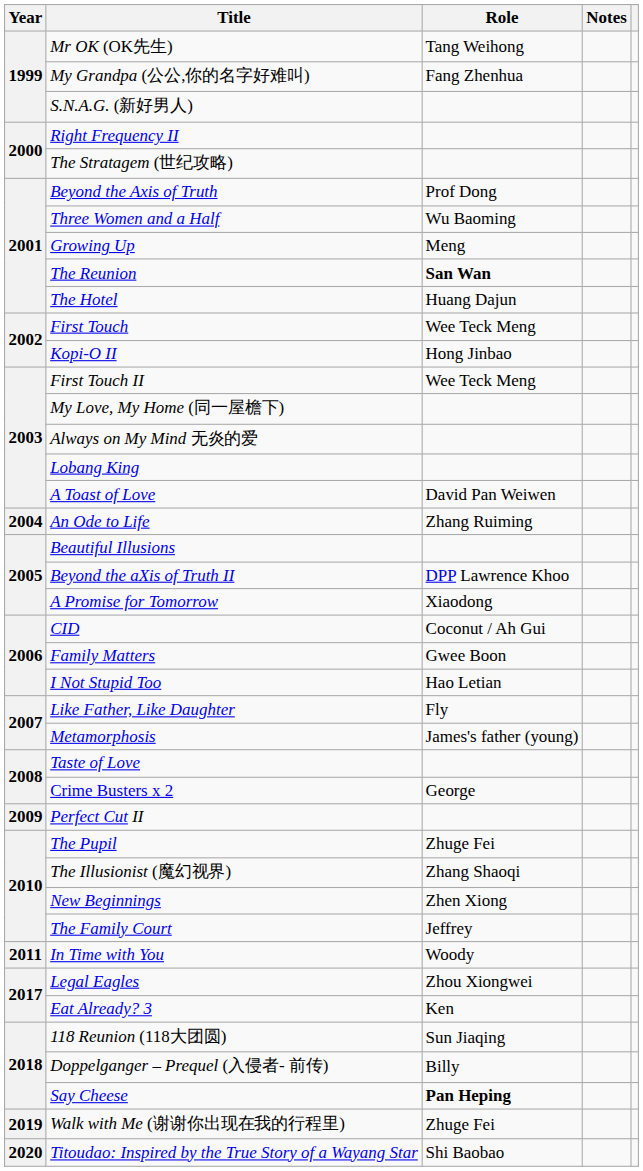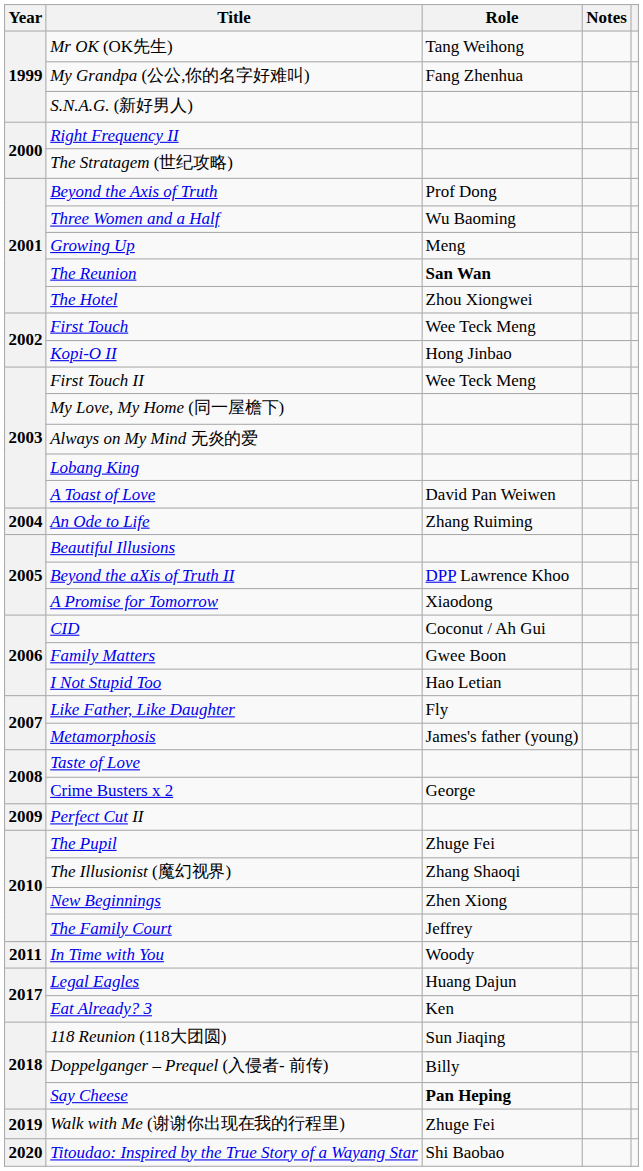(471, 299) Huang Dajun -> (479, 299) Zhou Xiongwei
(479, 981) Zhou Xiongwei -> (471, 981) Huang Dajun
